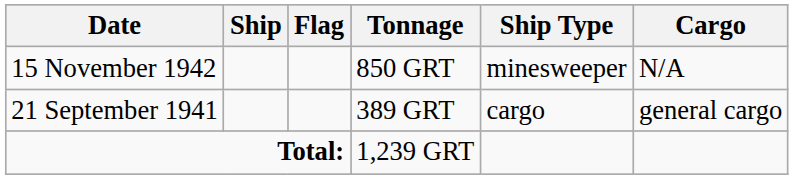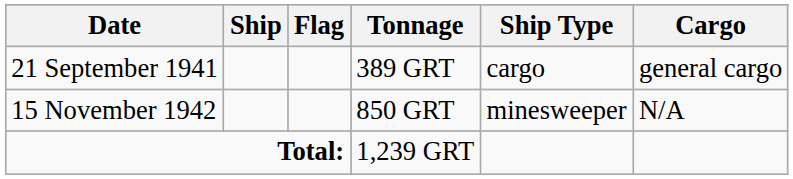rows swapped: (115, 109) <-> (114, 67)
